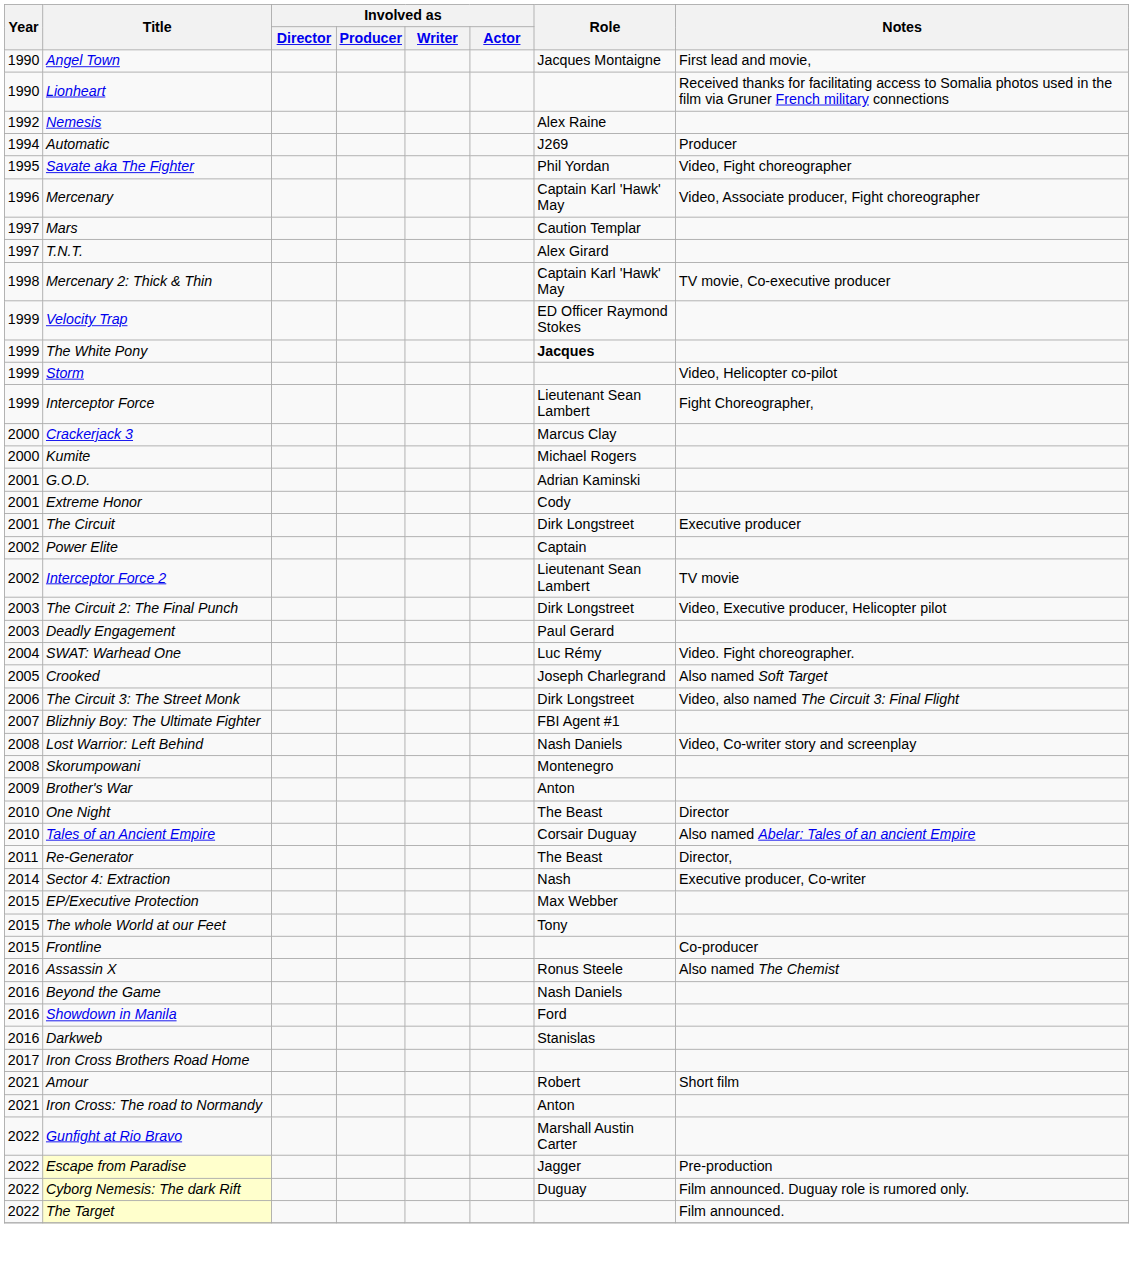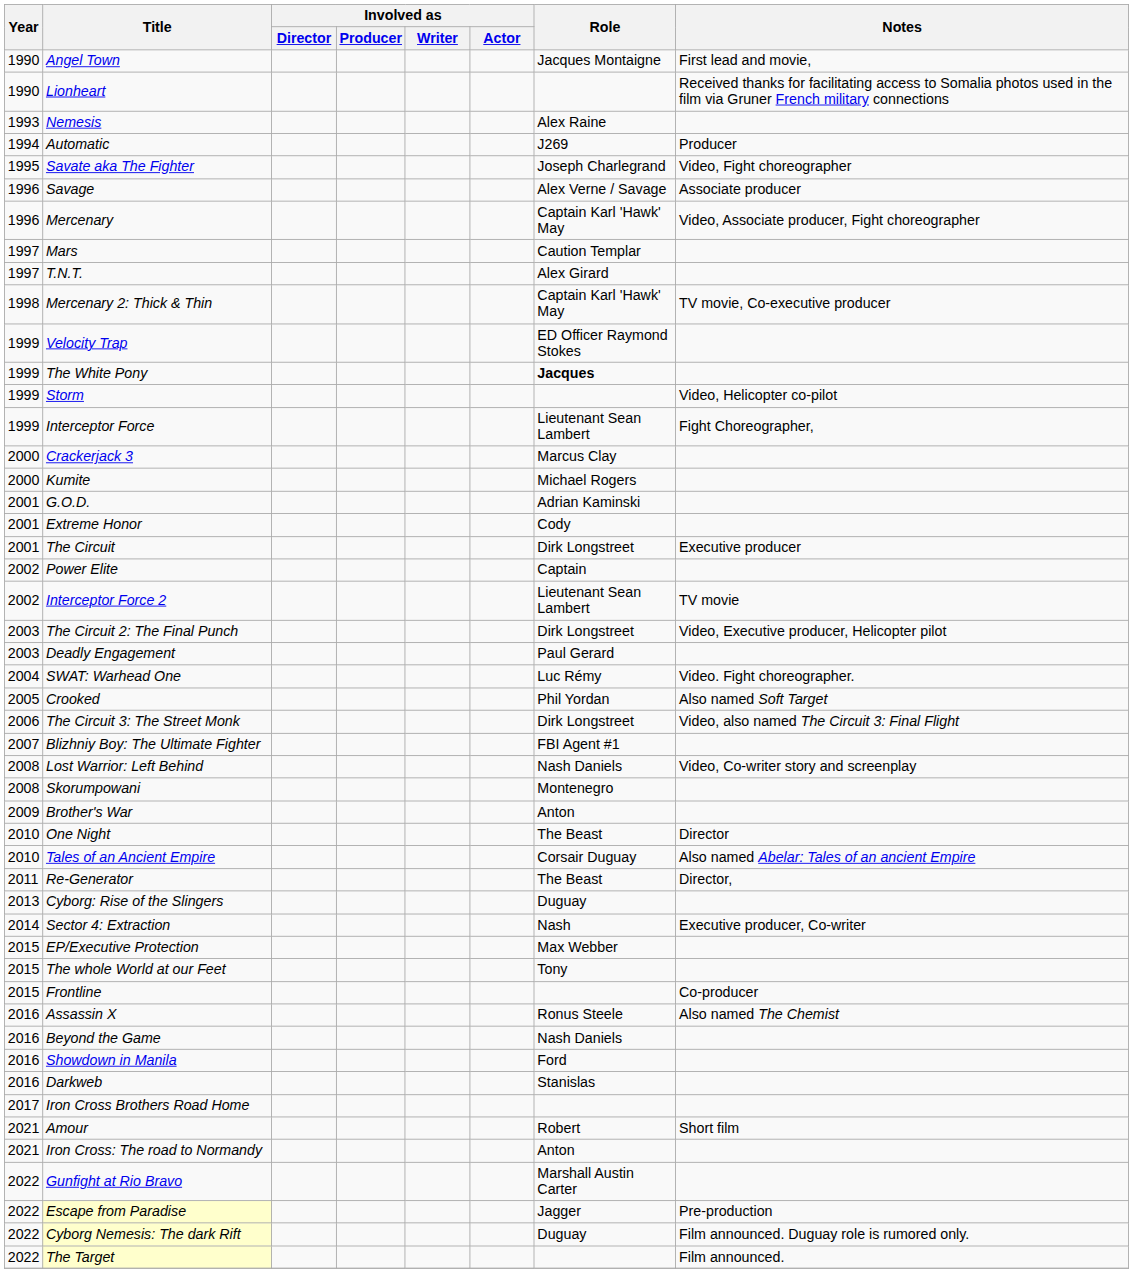(24, 122) 1992 -> (24, 122) 1993
(573, 167) Phil Yordan -> (601, 167) Joseph Charlegrand
+ row: (70, 189)
(601, 676) Joseph Charlegrand -> (573, 699) Phil Yordan
+ row: (135, 902)
